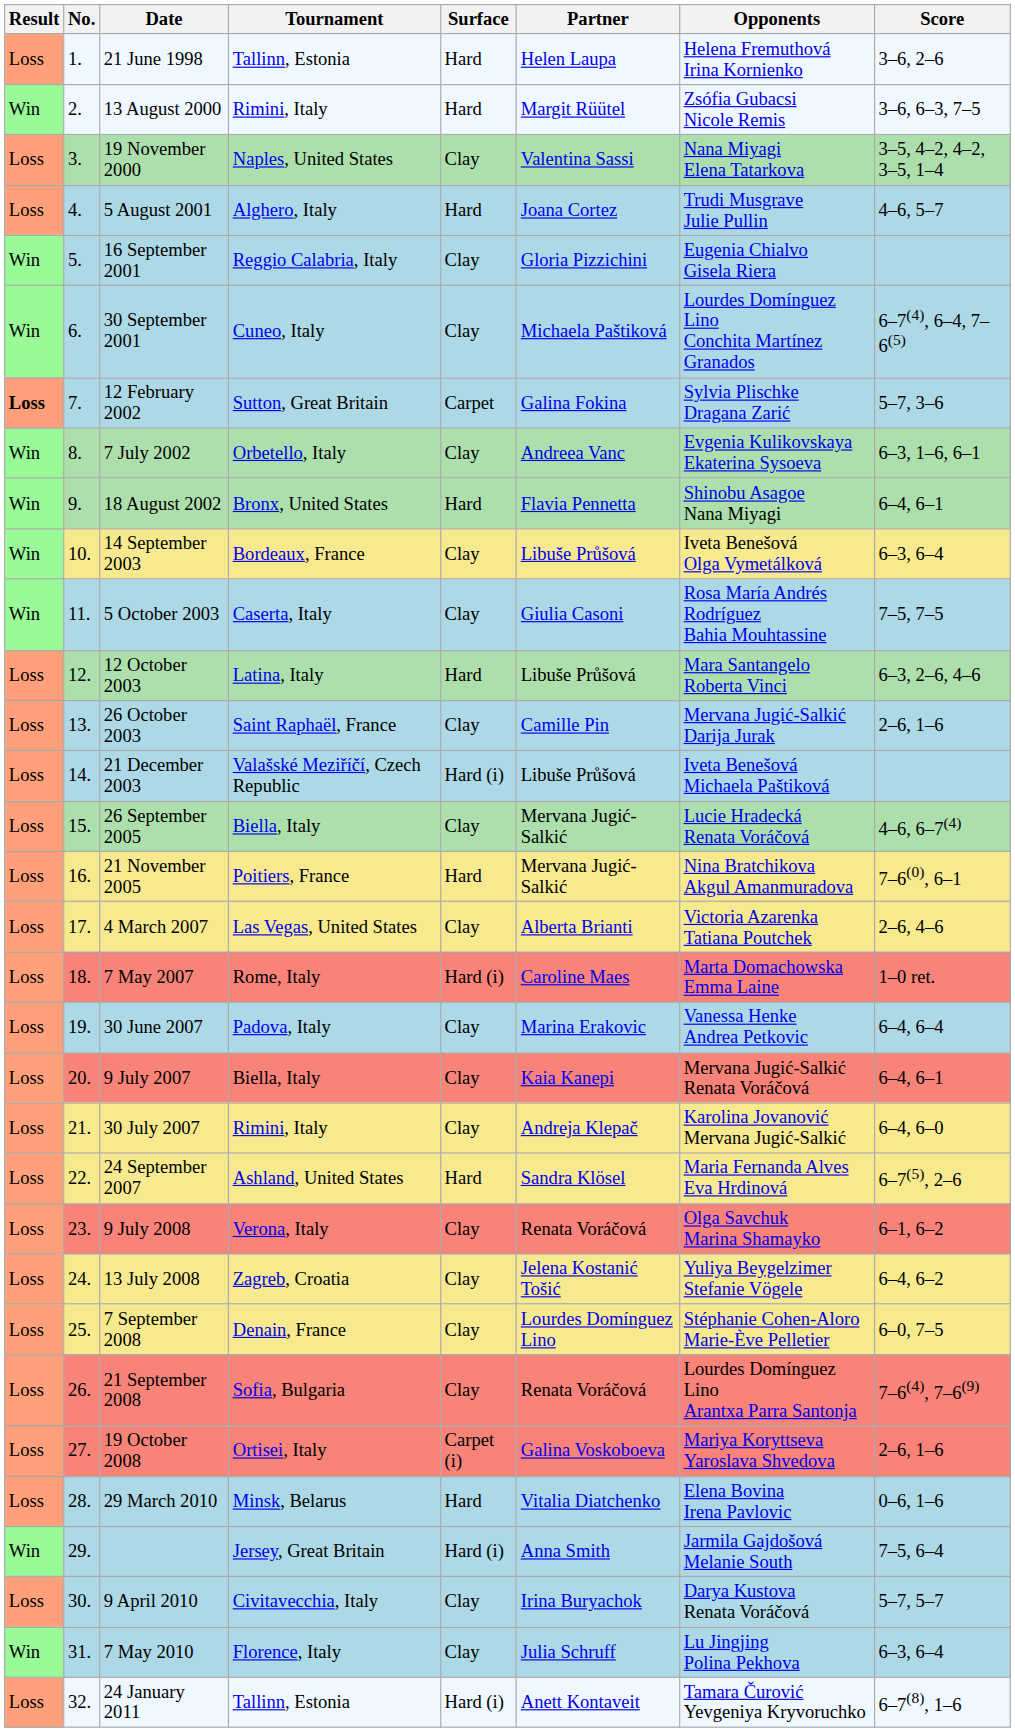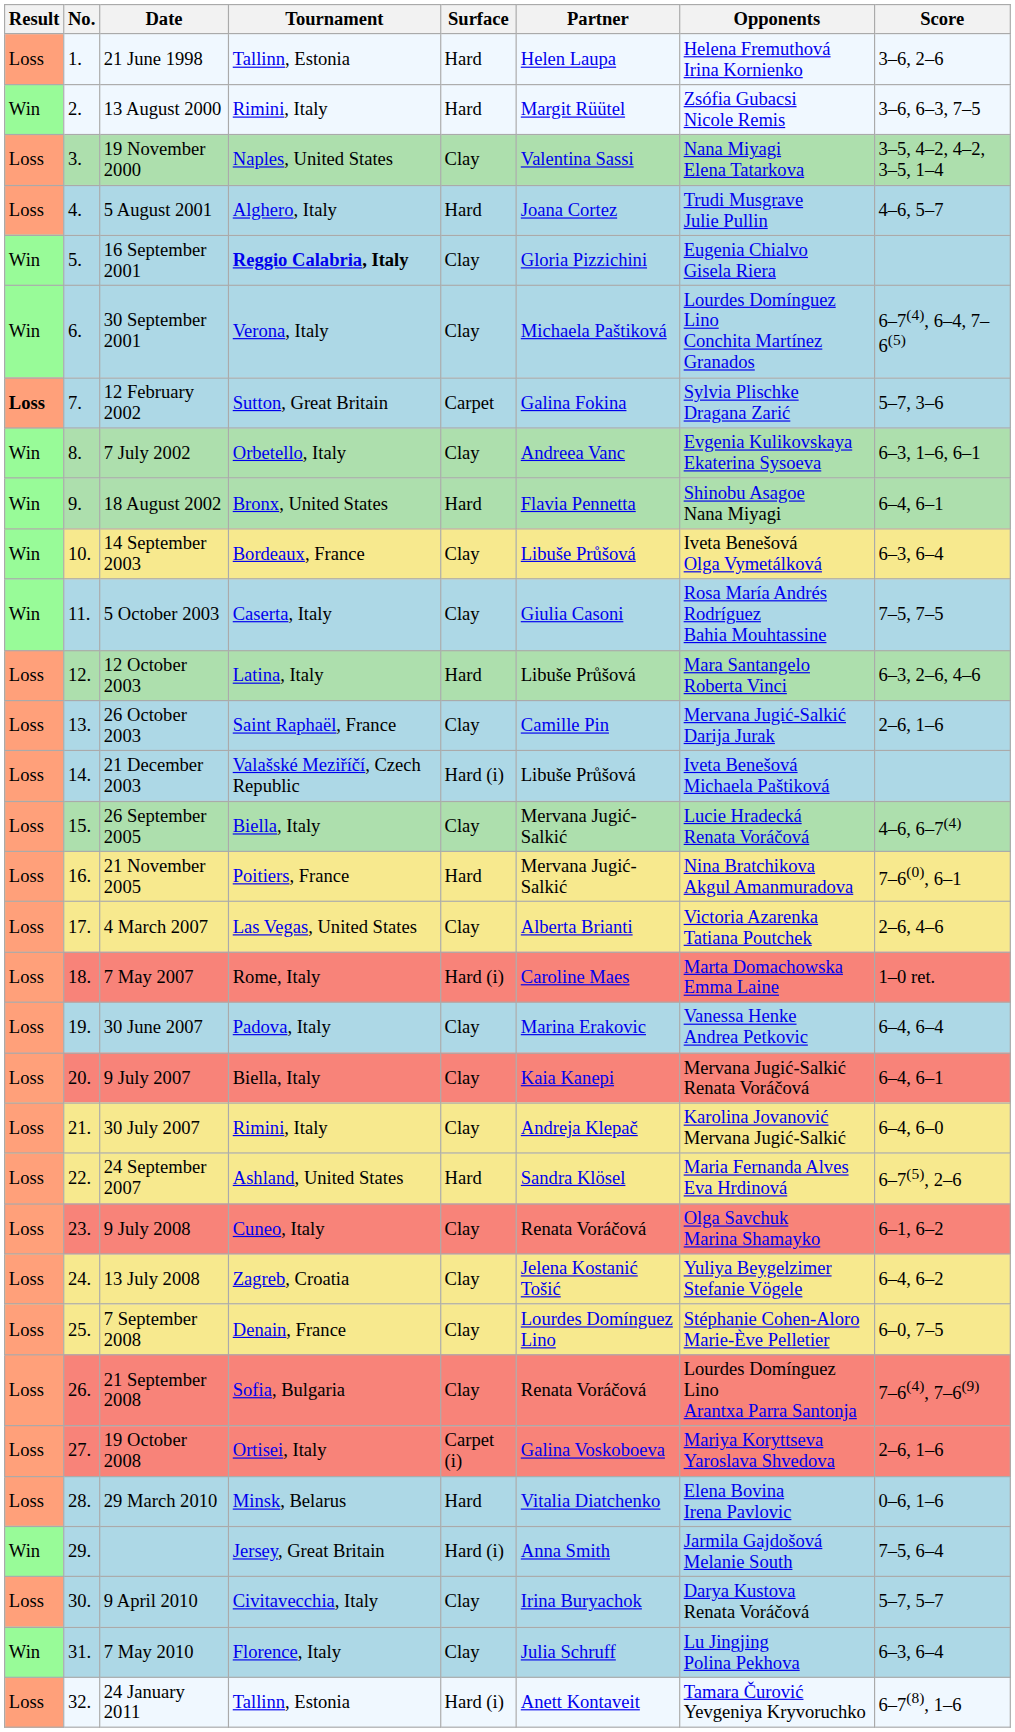(315, 260) normal -> (321, 260) bold
(279, 331) Cuneo, Italy -> (281, 331) Verona, Italy
(281, 1228) Verona, Italy -> (279, 1228) Cuneo, Italy
